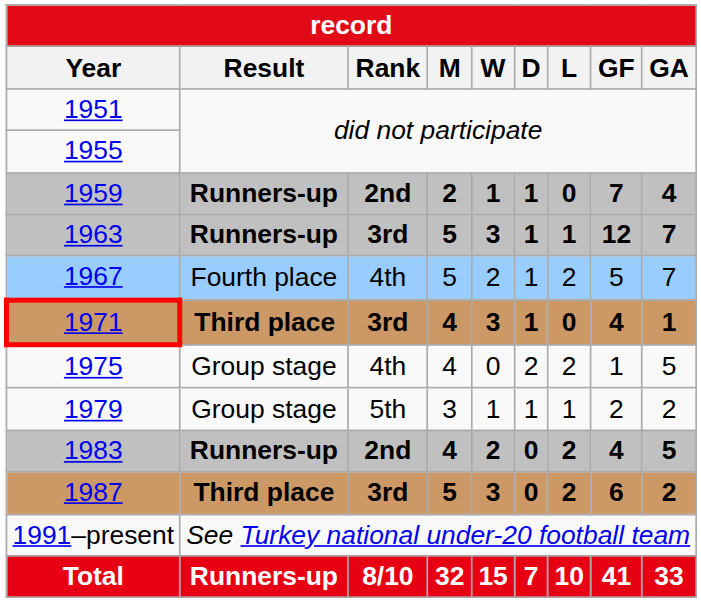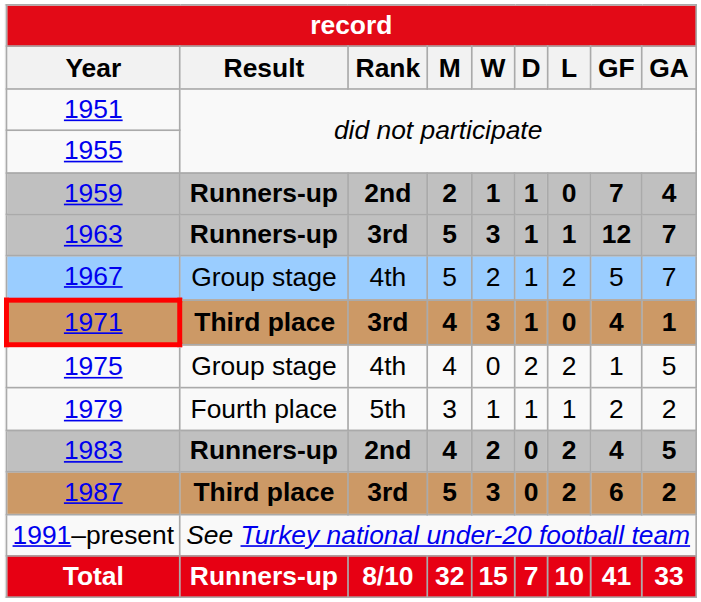(264, 277) Fourth place -> (264, 277) Group stage
(264, 408) Group stage -> (264, 408) Fourth place
